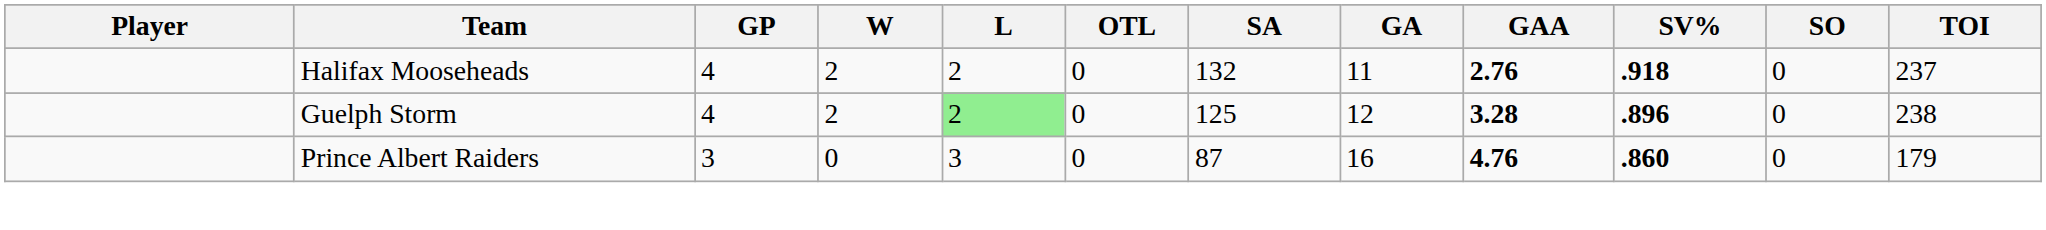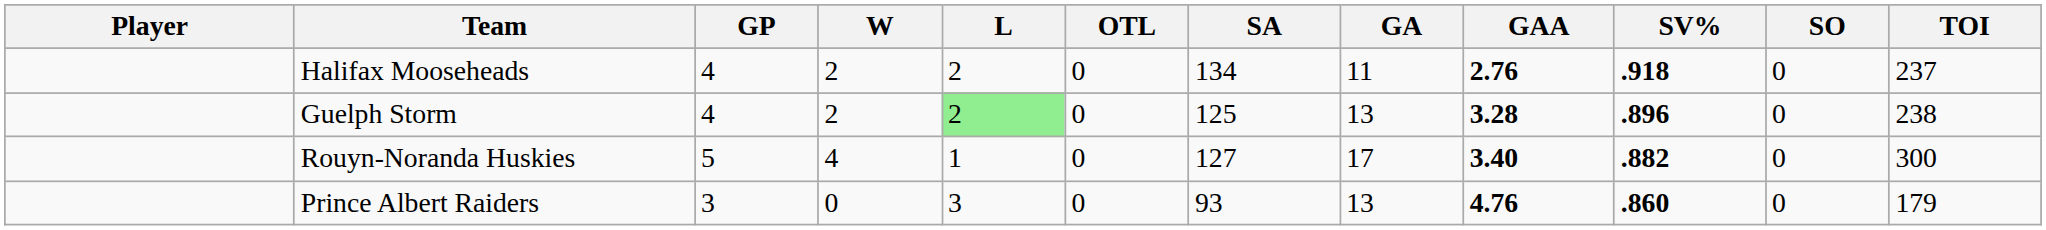(1216, 70) 132 -> (1216, 70) 134
(1360, 114) 12 -> (1360, 114) 13
+ row: (438, 158)
(1209, 158) 87 -> (1209, 202) 93
(1360, 158) 16 -> (1360, 202) 13
